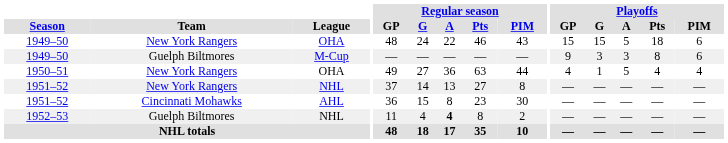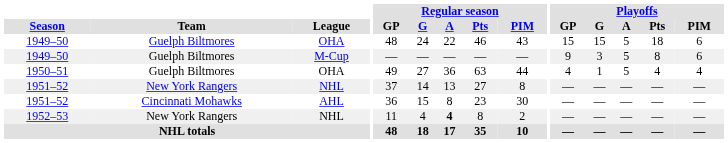(192, 41) New York Rangers -> (192, 41) Guelph Biltmores
(626, 56) 3 -> (626, 56) 5
(192, 71) New York Rangers -> (192, 71) Guelph Biltmores
(192, 116) Guelph Biltmores -> (192, 116) New York Rangers
